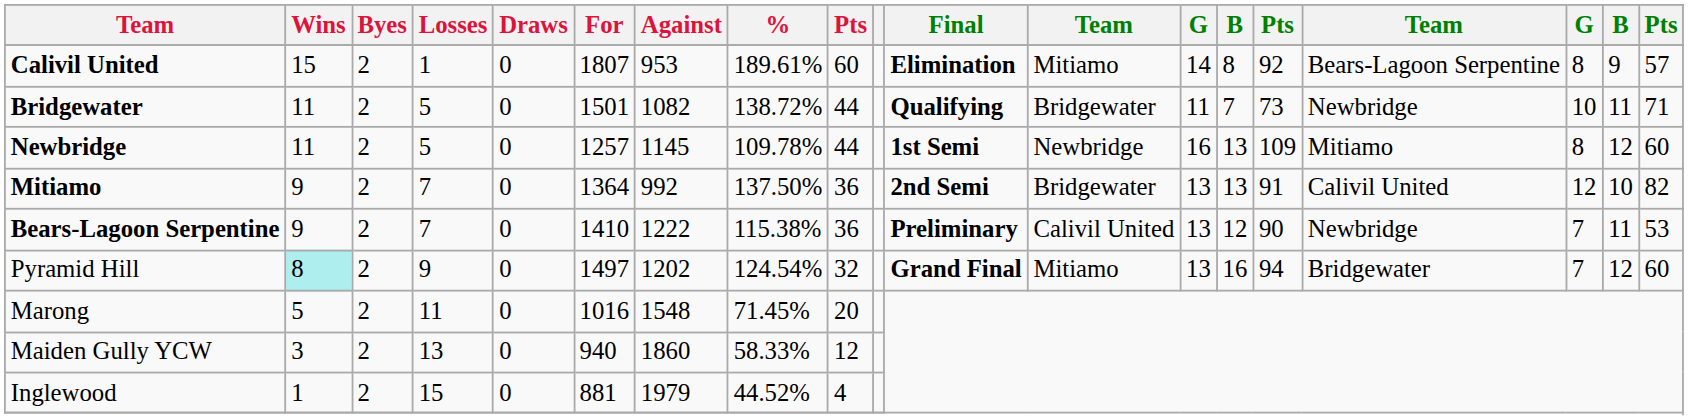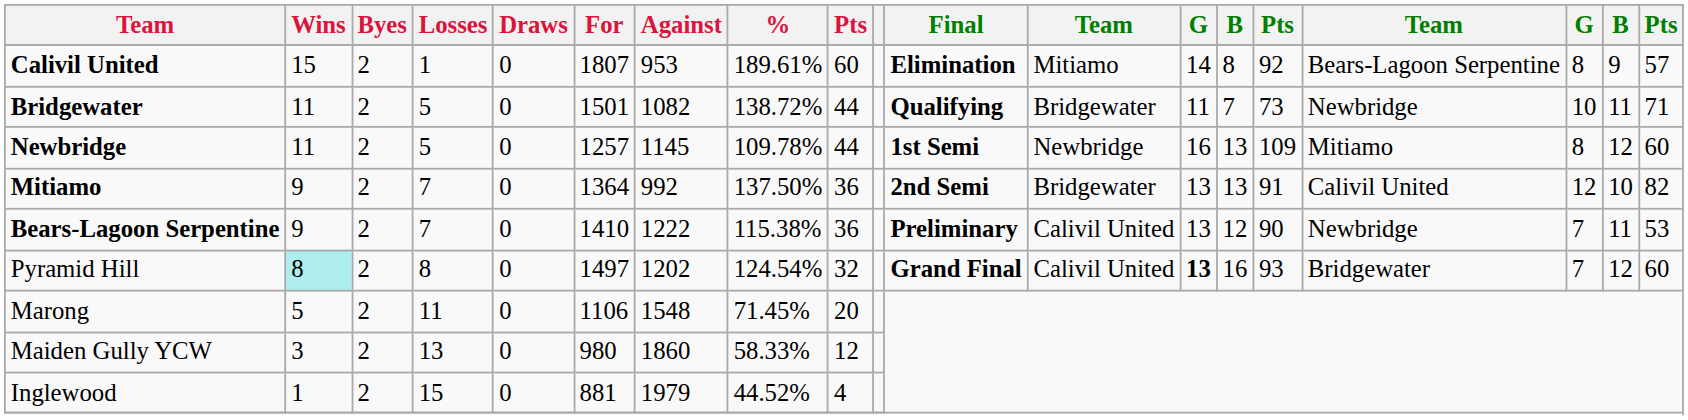(425, 269) 9 -> (425, 269) 8
(1076, 269) Mitiamo -> (1104, 269) Calivil United
(1198, 269) normal -> (1198, 269) bold
(1271, 269) 94 -> (1271, 269) 93
(604, 310) 1016 -> (604, 310) 1106
(598, 351) 940 -> (598, 351) 980
